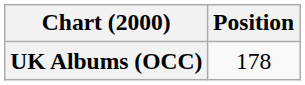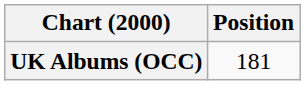(254, 60) 178 -> (254, 60) 181
